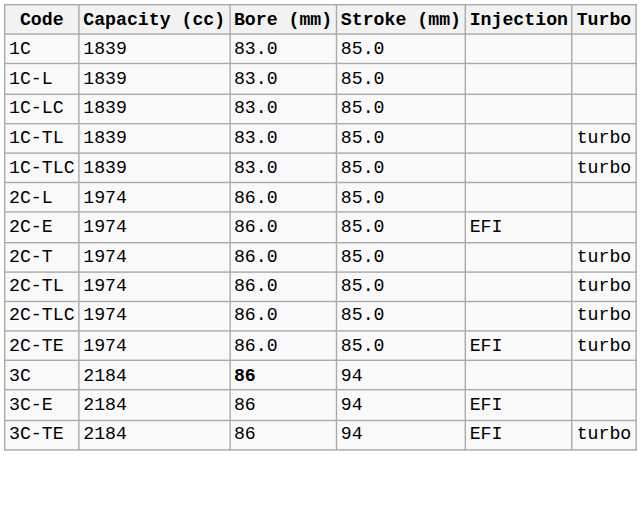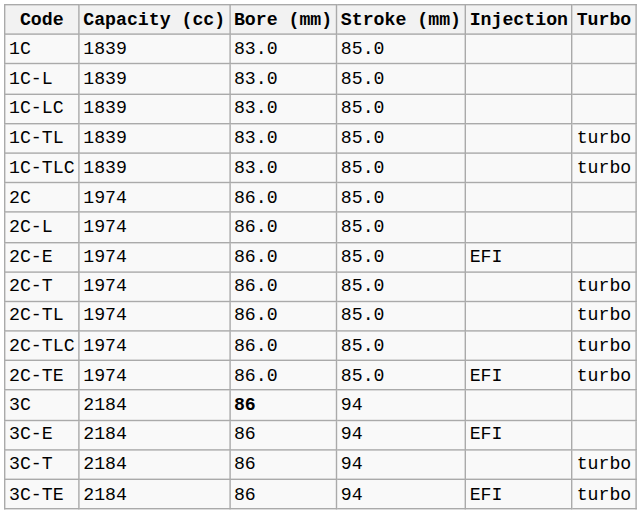+ row: (20, 198)
+ row: (31, 464)
